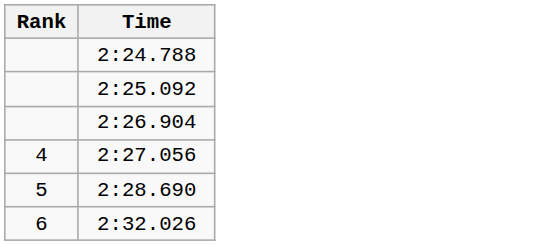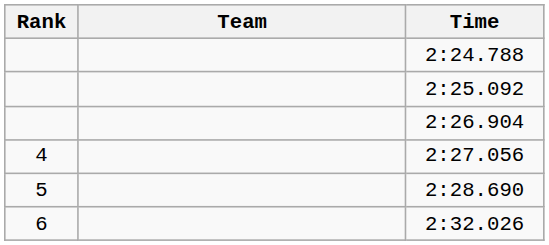+ column: (242, 22)
